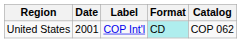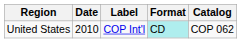(87, 29) 2001 -> (87, 29) 2010
